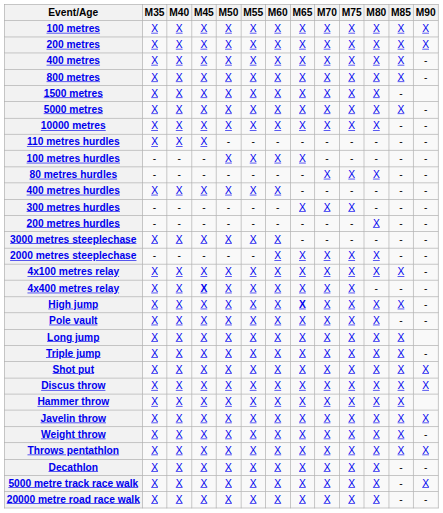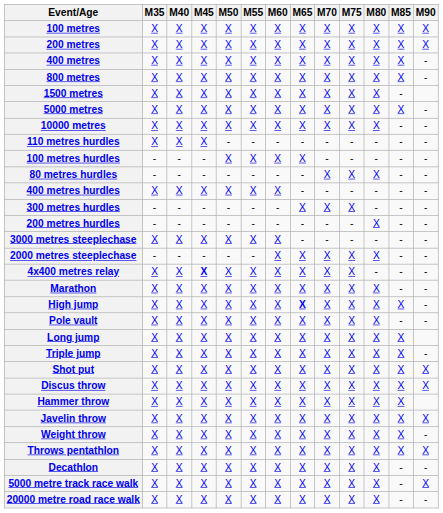- row: (73, 272)
+ row: (73, 288)
